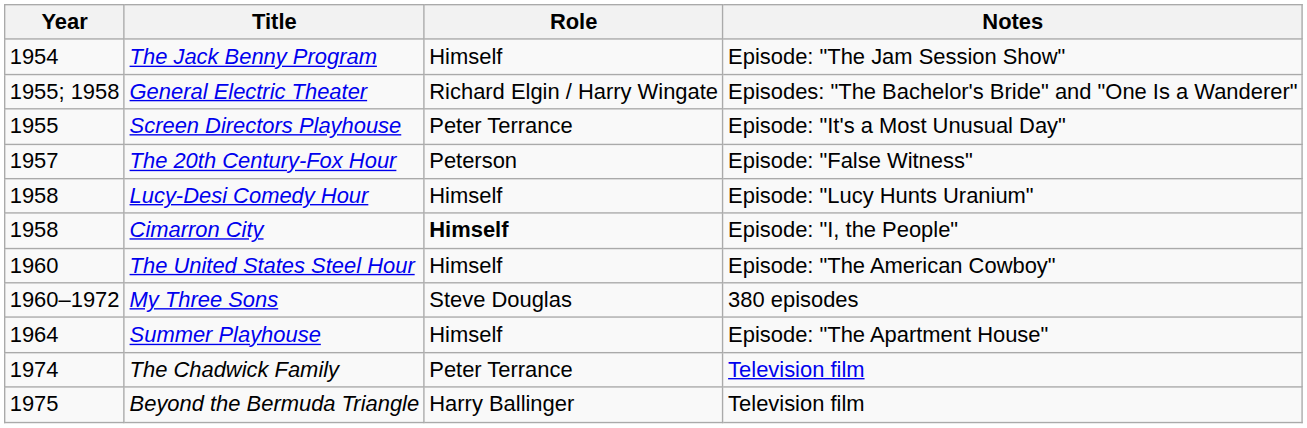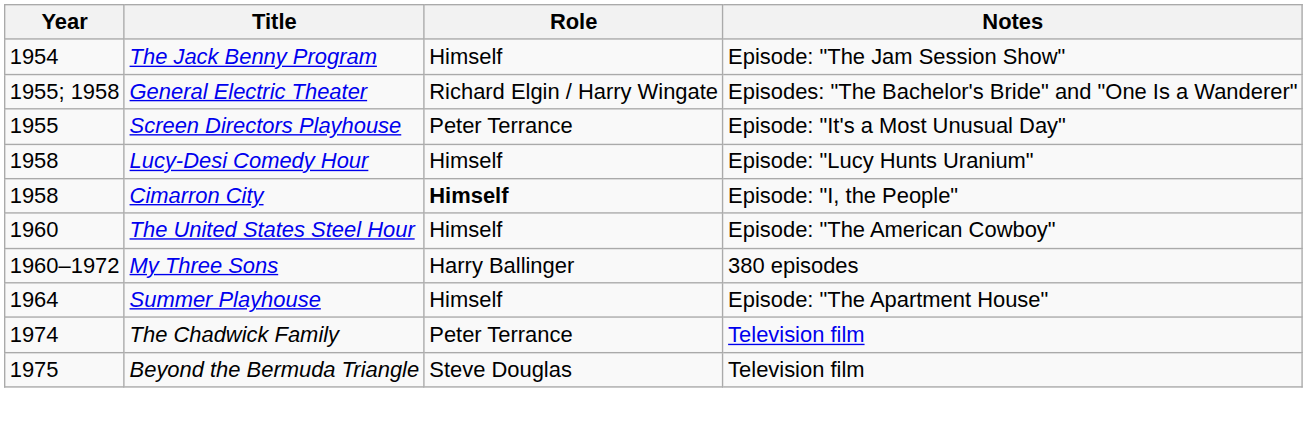- row: (263, 160)
(501, 299) Steve Douglas -> (502, 265) Harry Ballinger
(502, 404) Harry Ballinger -> (501, 369) Steve Douglas
